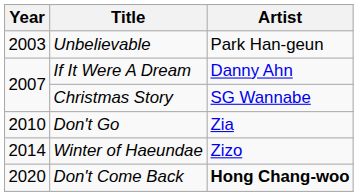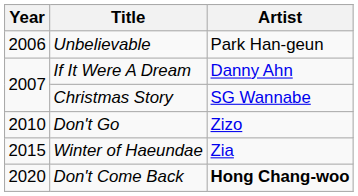(27, 44) 2003 -> (27, 44) 2006
(222, 124) Zia -> (226, 124) Zizo
(27, 151) 2014 -> (27, 151) 2015
(226, 151) Zizo -> (222, 151) Zia
